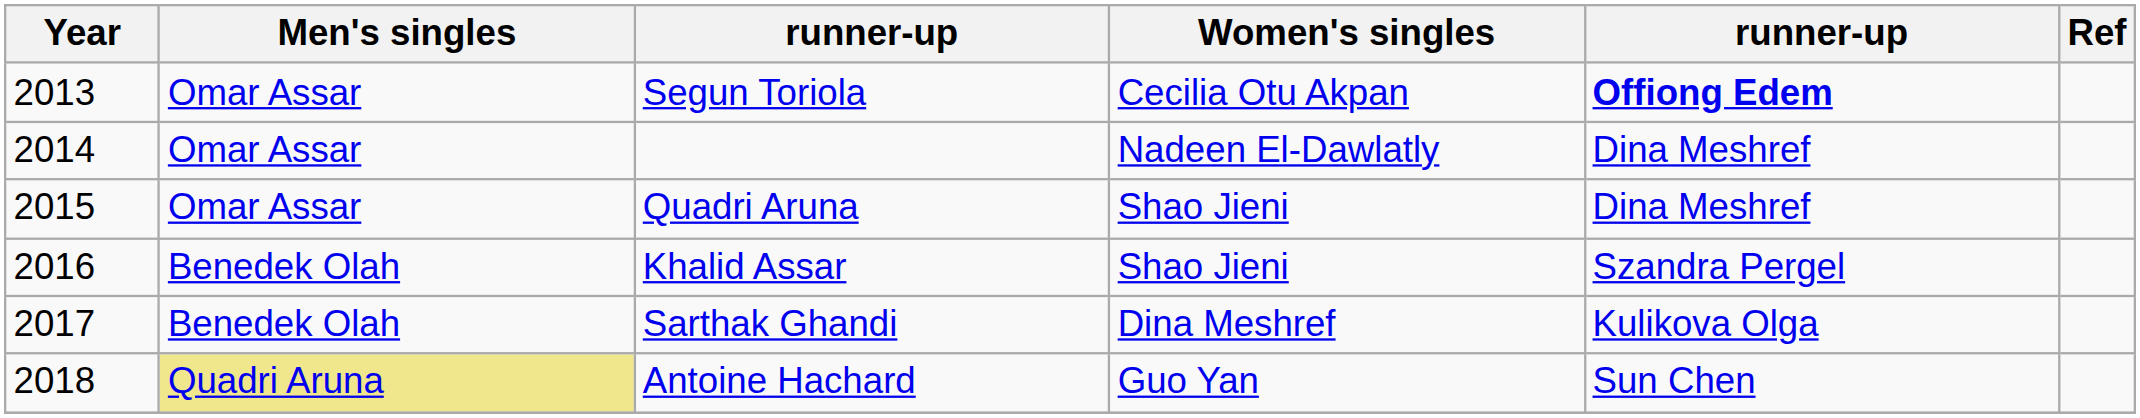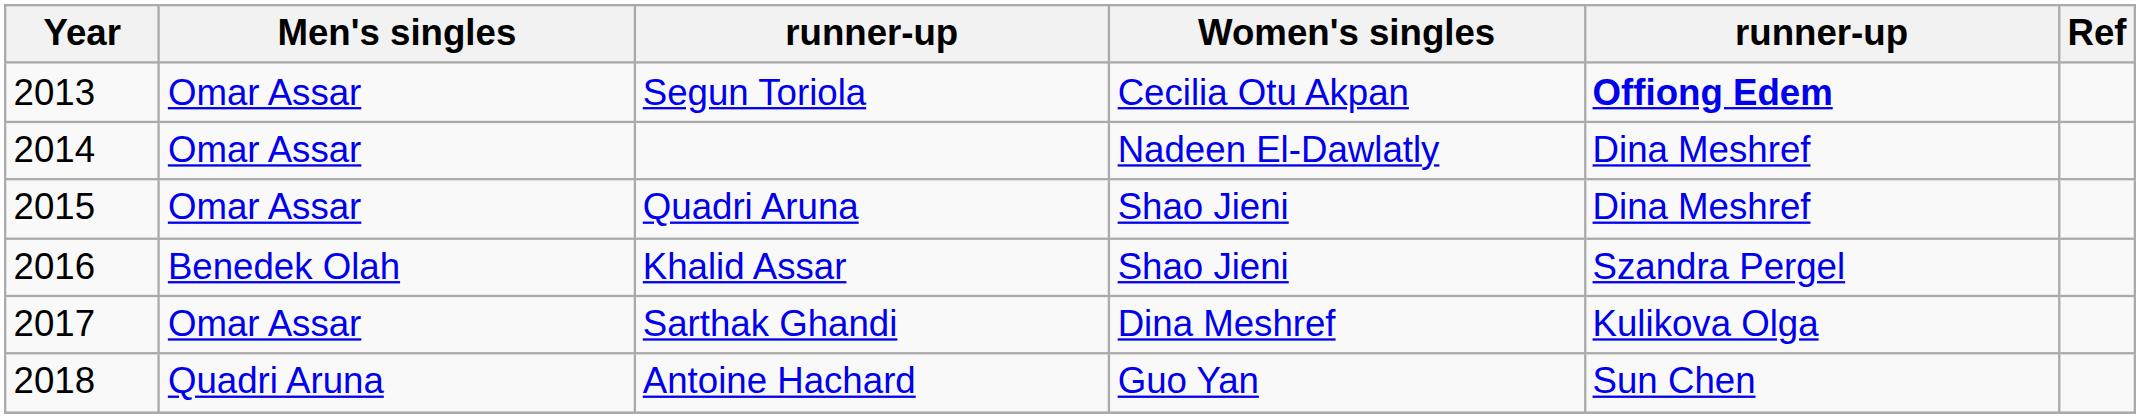(284, 324) Benedek Olah -> (265, 324) Omar Assar
(276, 382) khaki background -> (276, 382) no background
